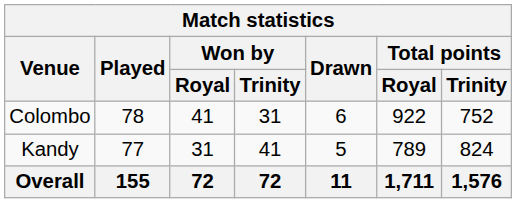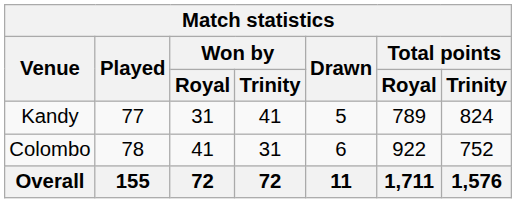rows swapped: (50, 117) <-> (50, 149)
